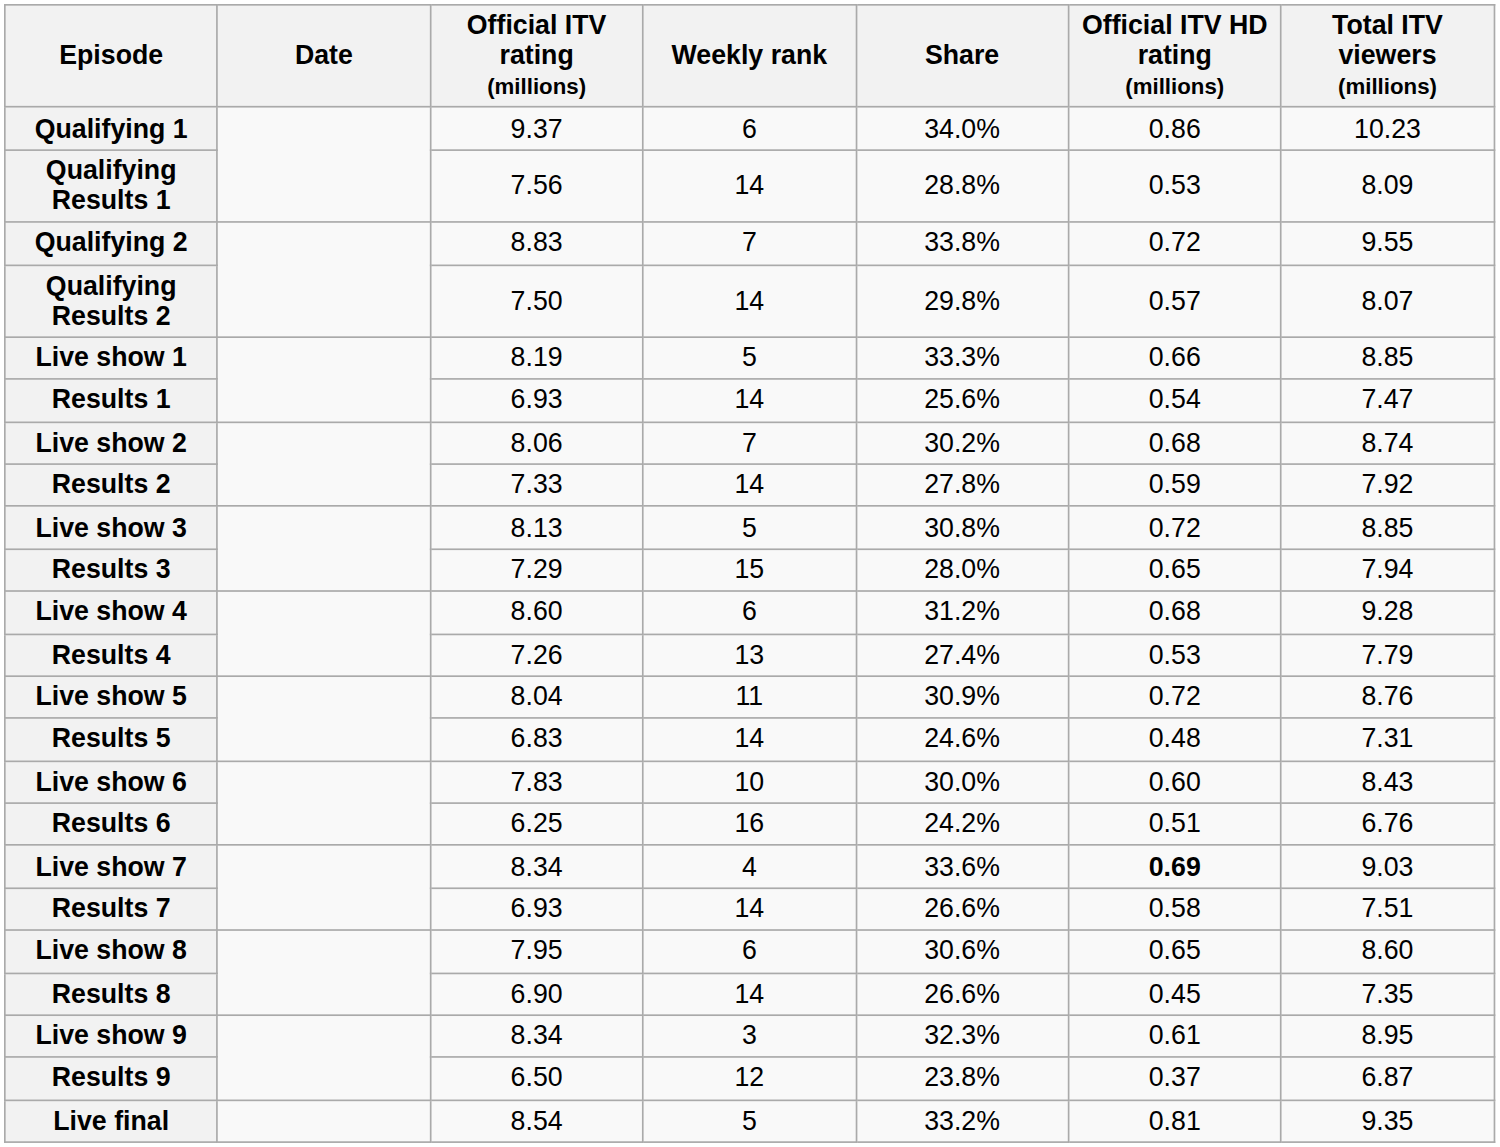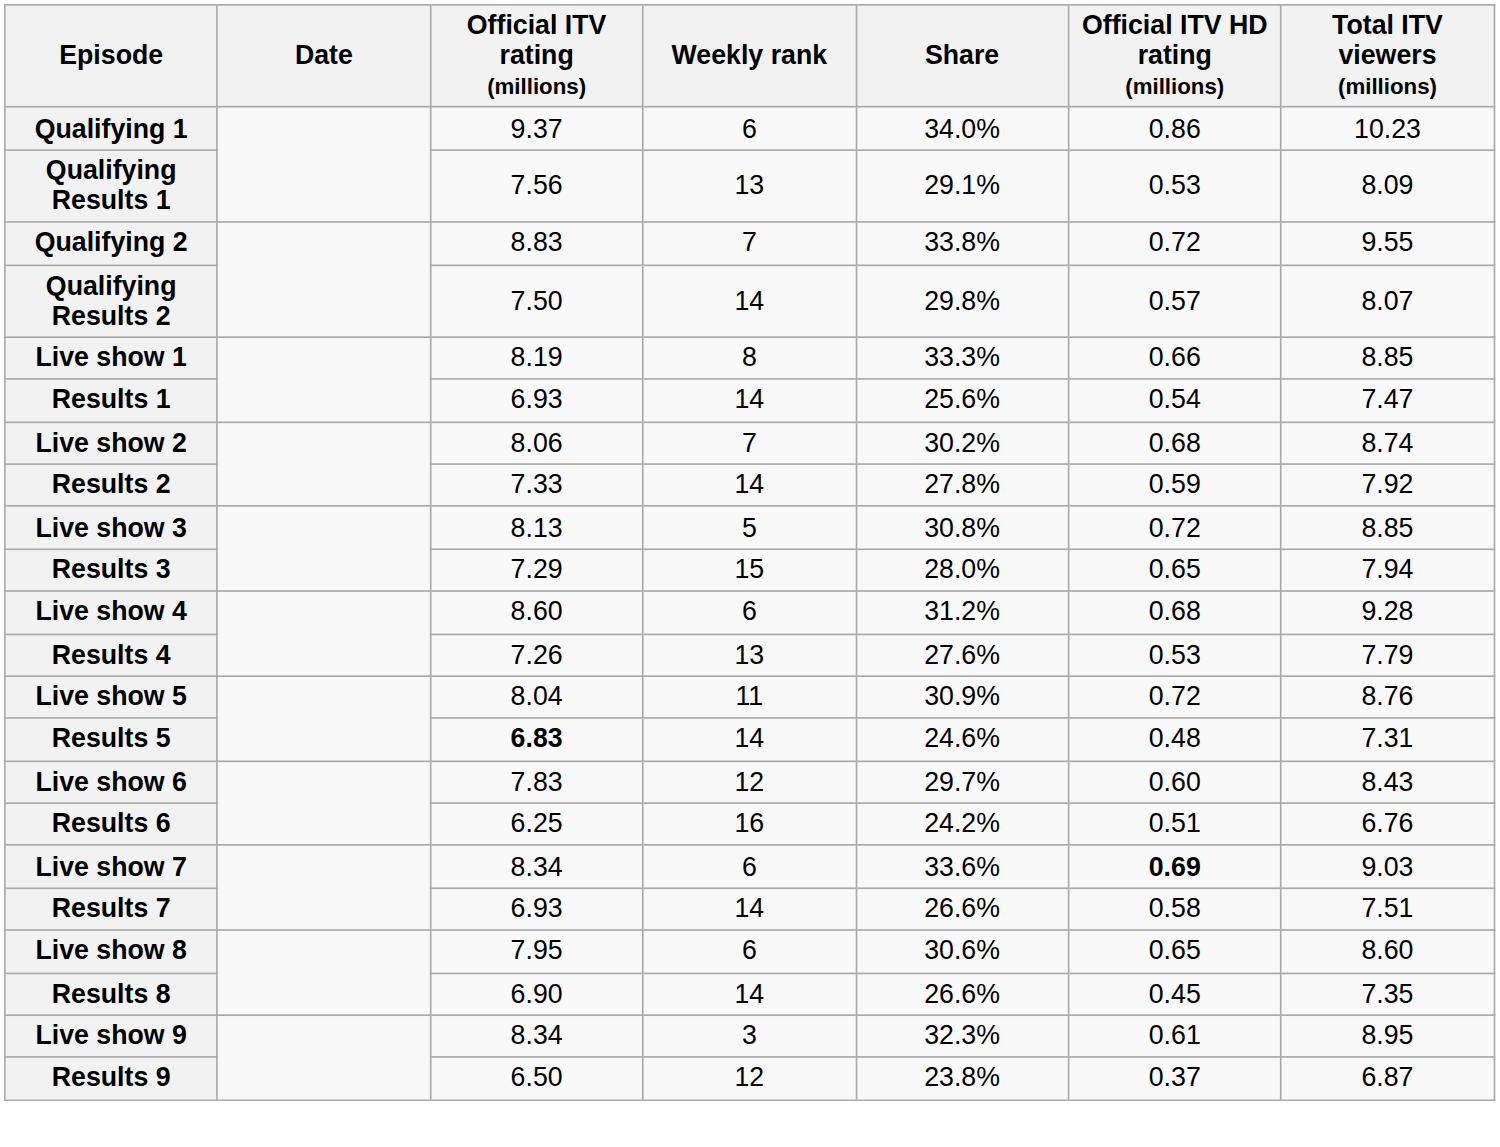(749, 185) 14 -> (749, 185) 13
(962, 185) 28.8% -> (962, 185) 29.1%
(749, 357) 5 -> (749, 357) 8
(962, 654) 27.4% -> (962, 654) 27.6%
(537, 739) normal -> (537, 739) bold
(749, 781) 10 -> (749, 781) 12
(962, 781) 30.0% -> (962, 781) 29.7%
(749, 866) 4 -> (749, 866) 6
- row: (111, 1120)
